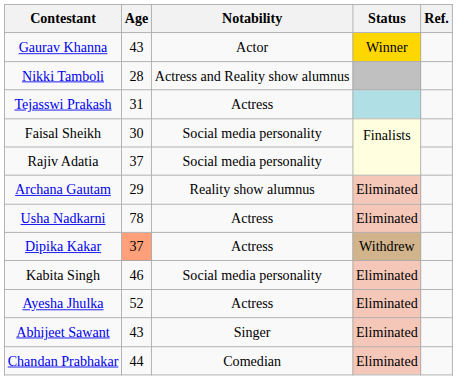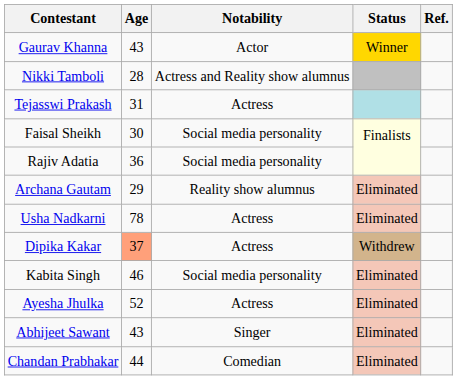(137, 161) 37 -> (137, 161) 36
